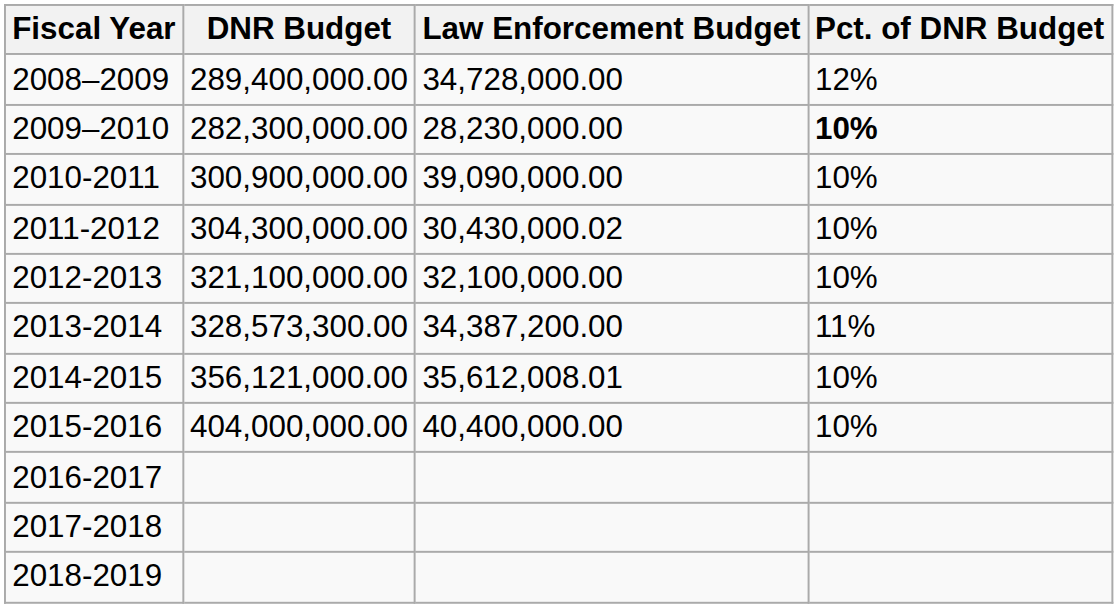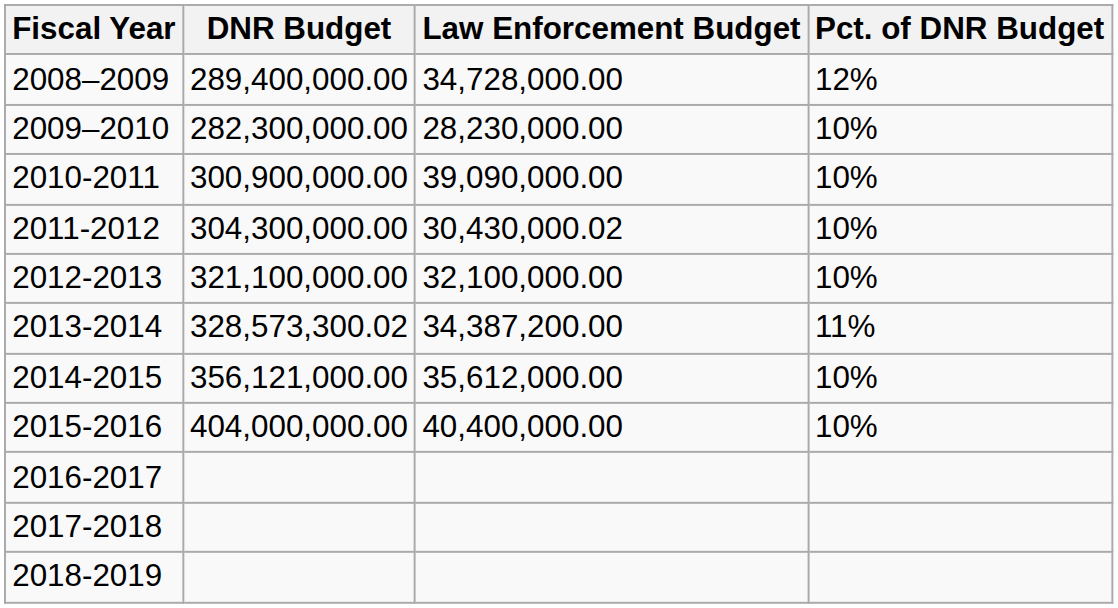(846, 128) bold -> (846, 128) normal
(299, 327) 328,573,300.00 -> (299, 327) 328,573,300.02
(523, 377) 35,612,008.01 -> (523, 377) 35,612,000.00
